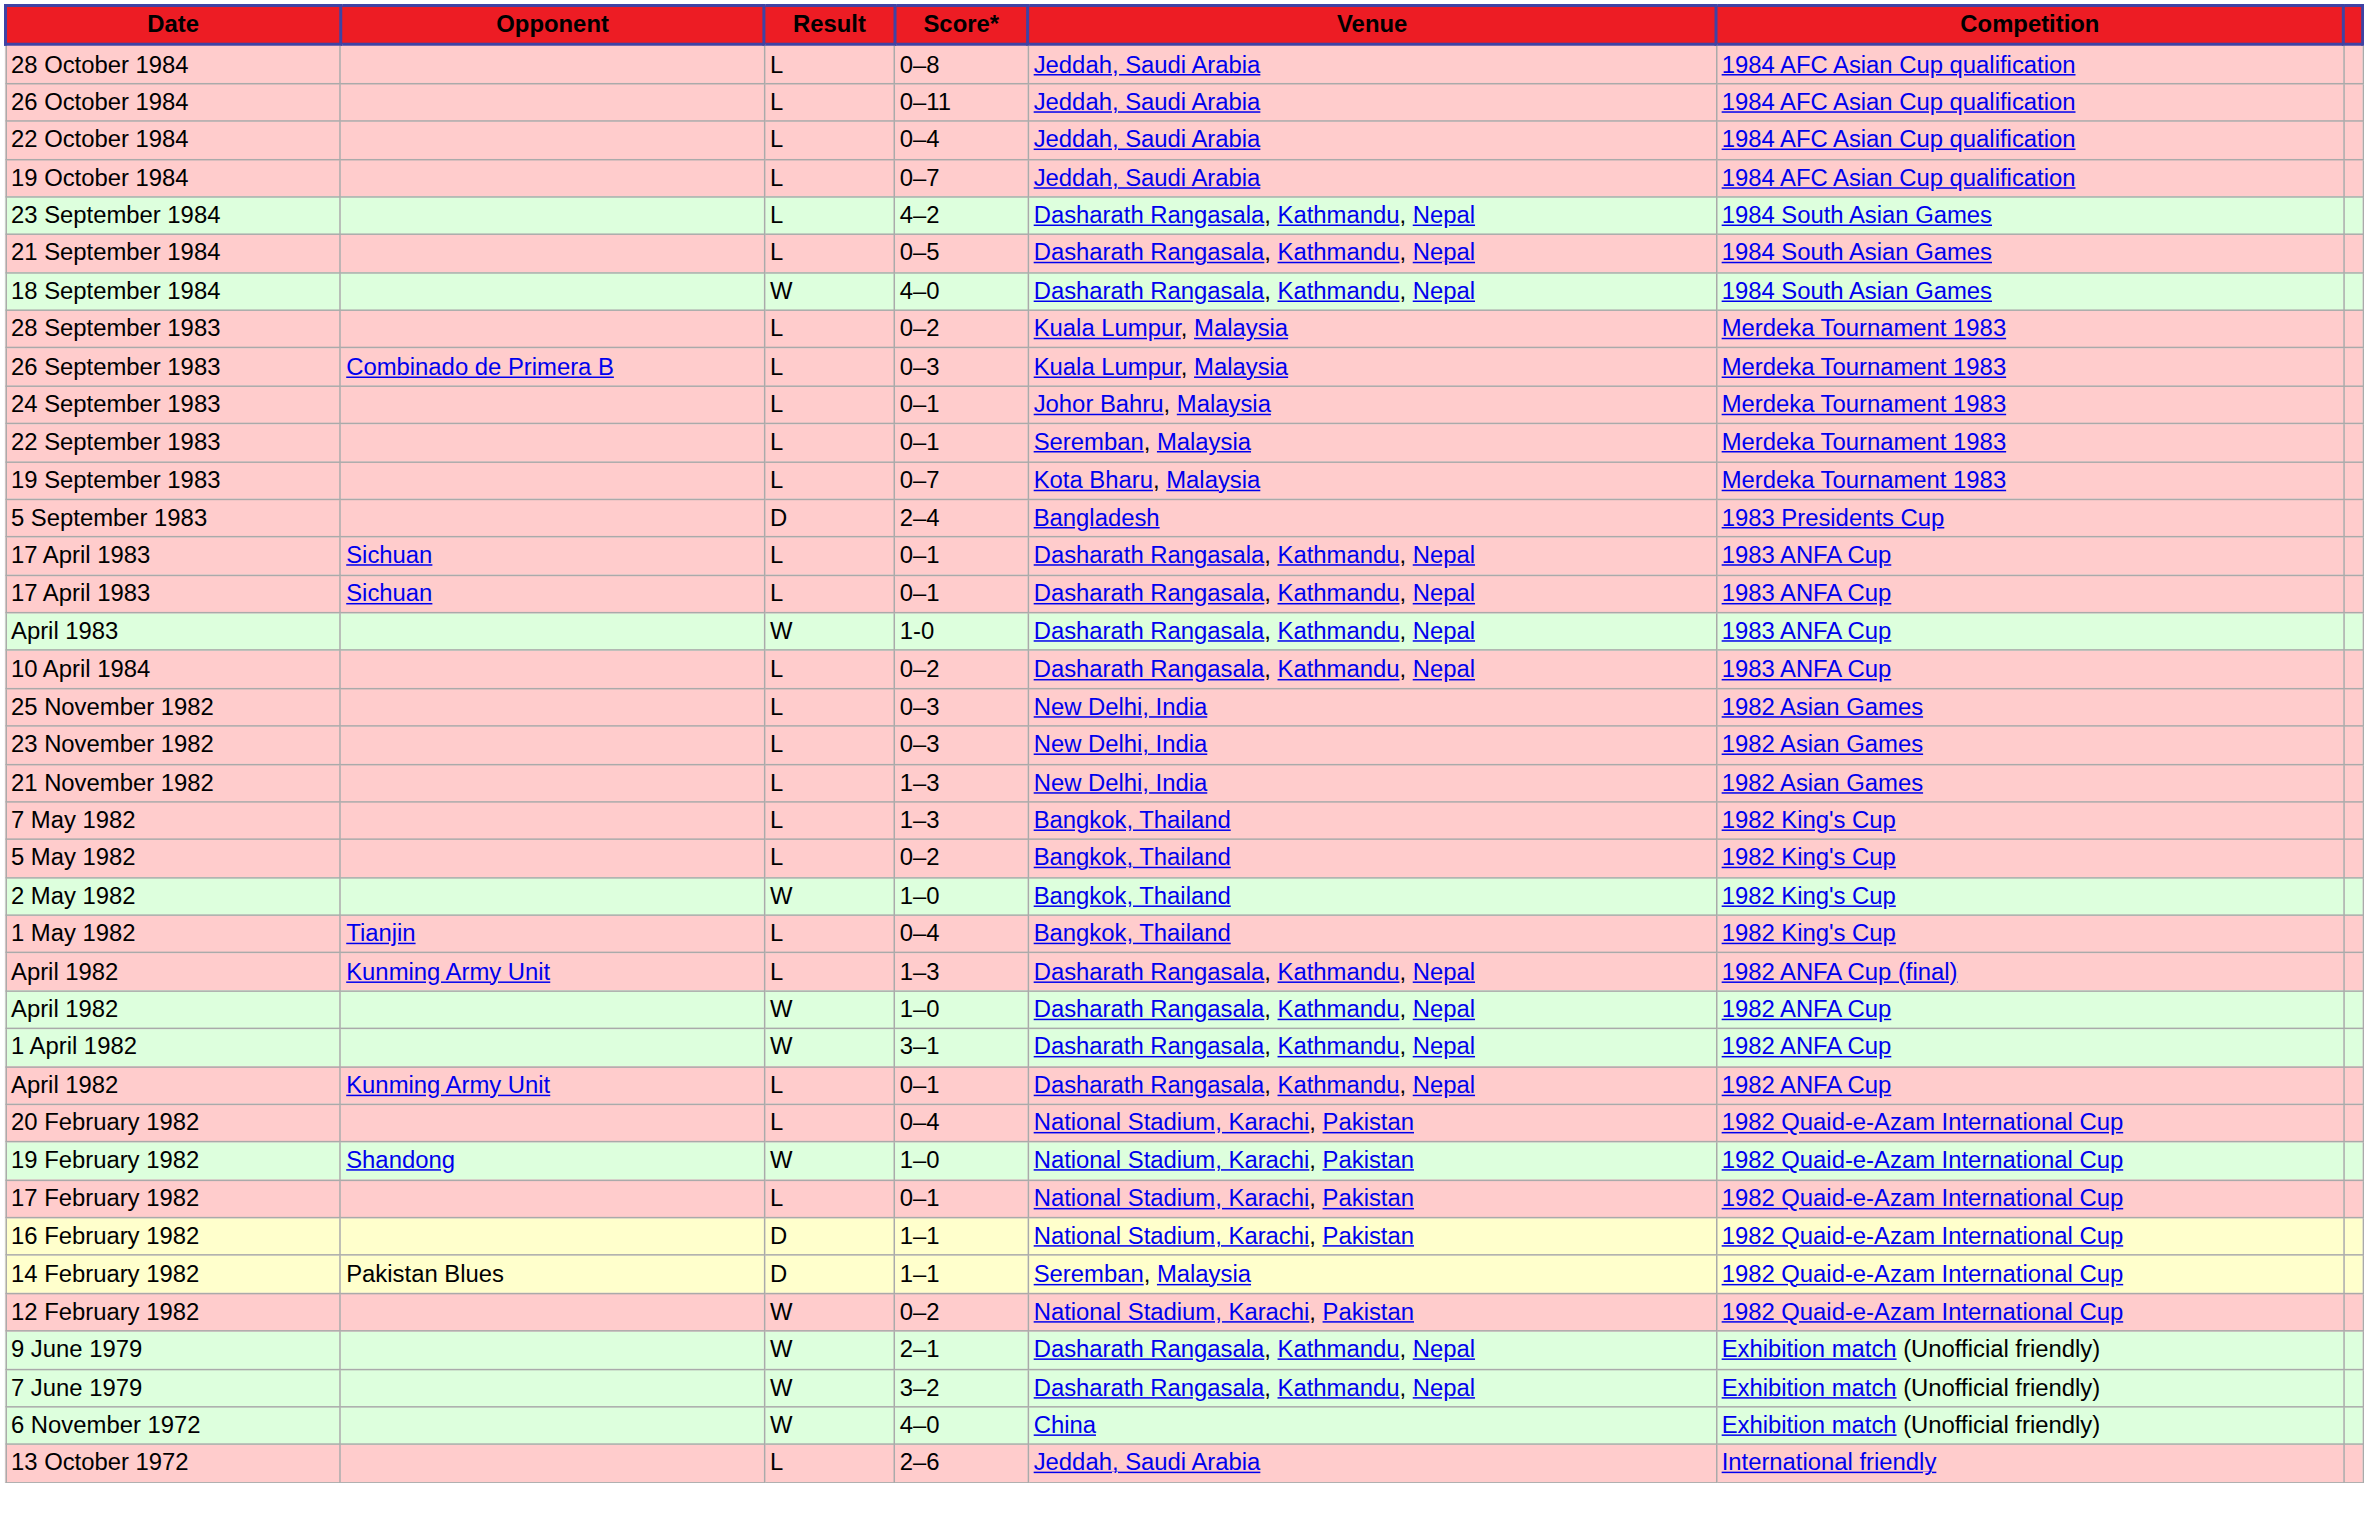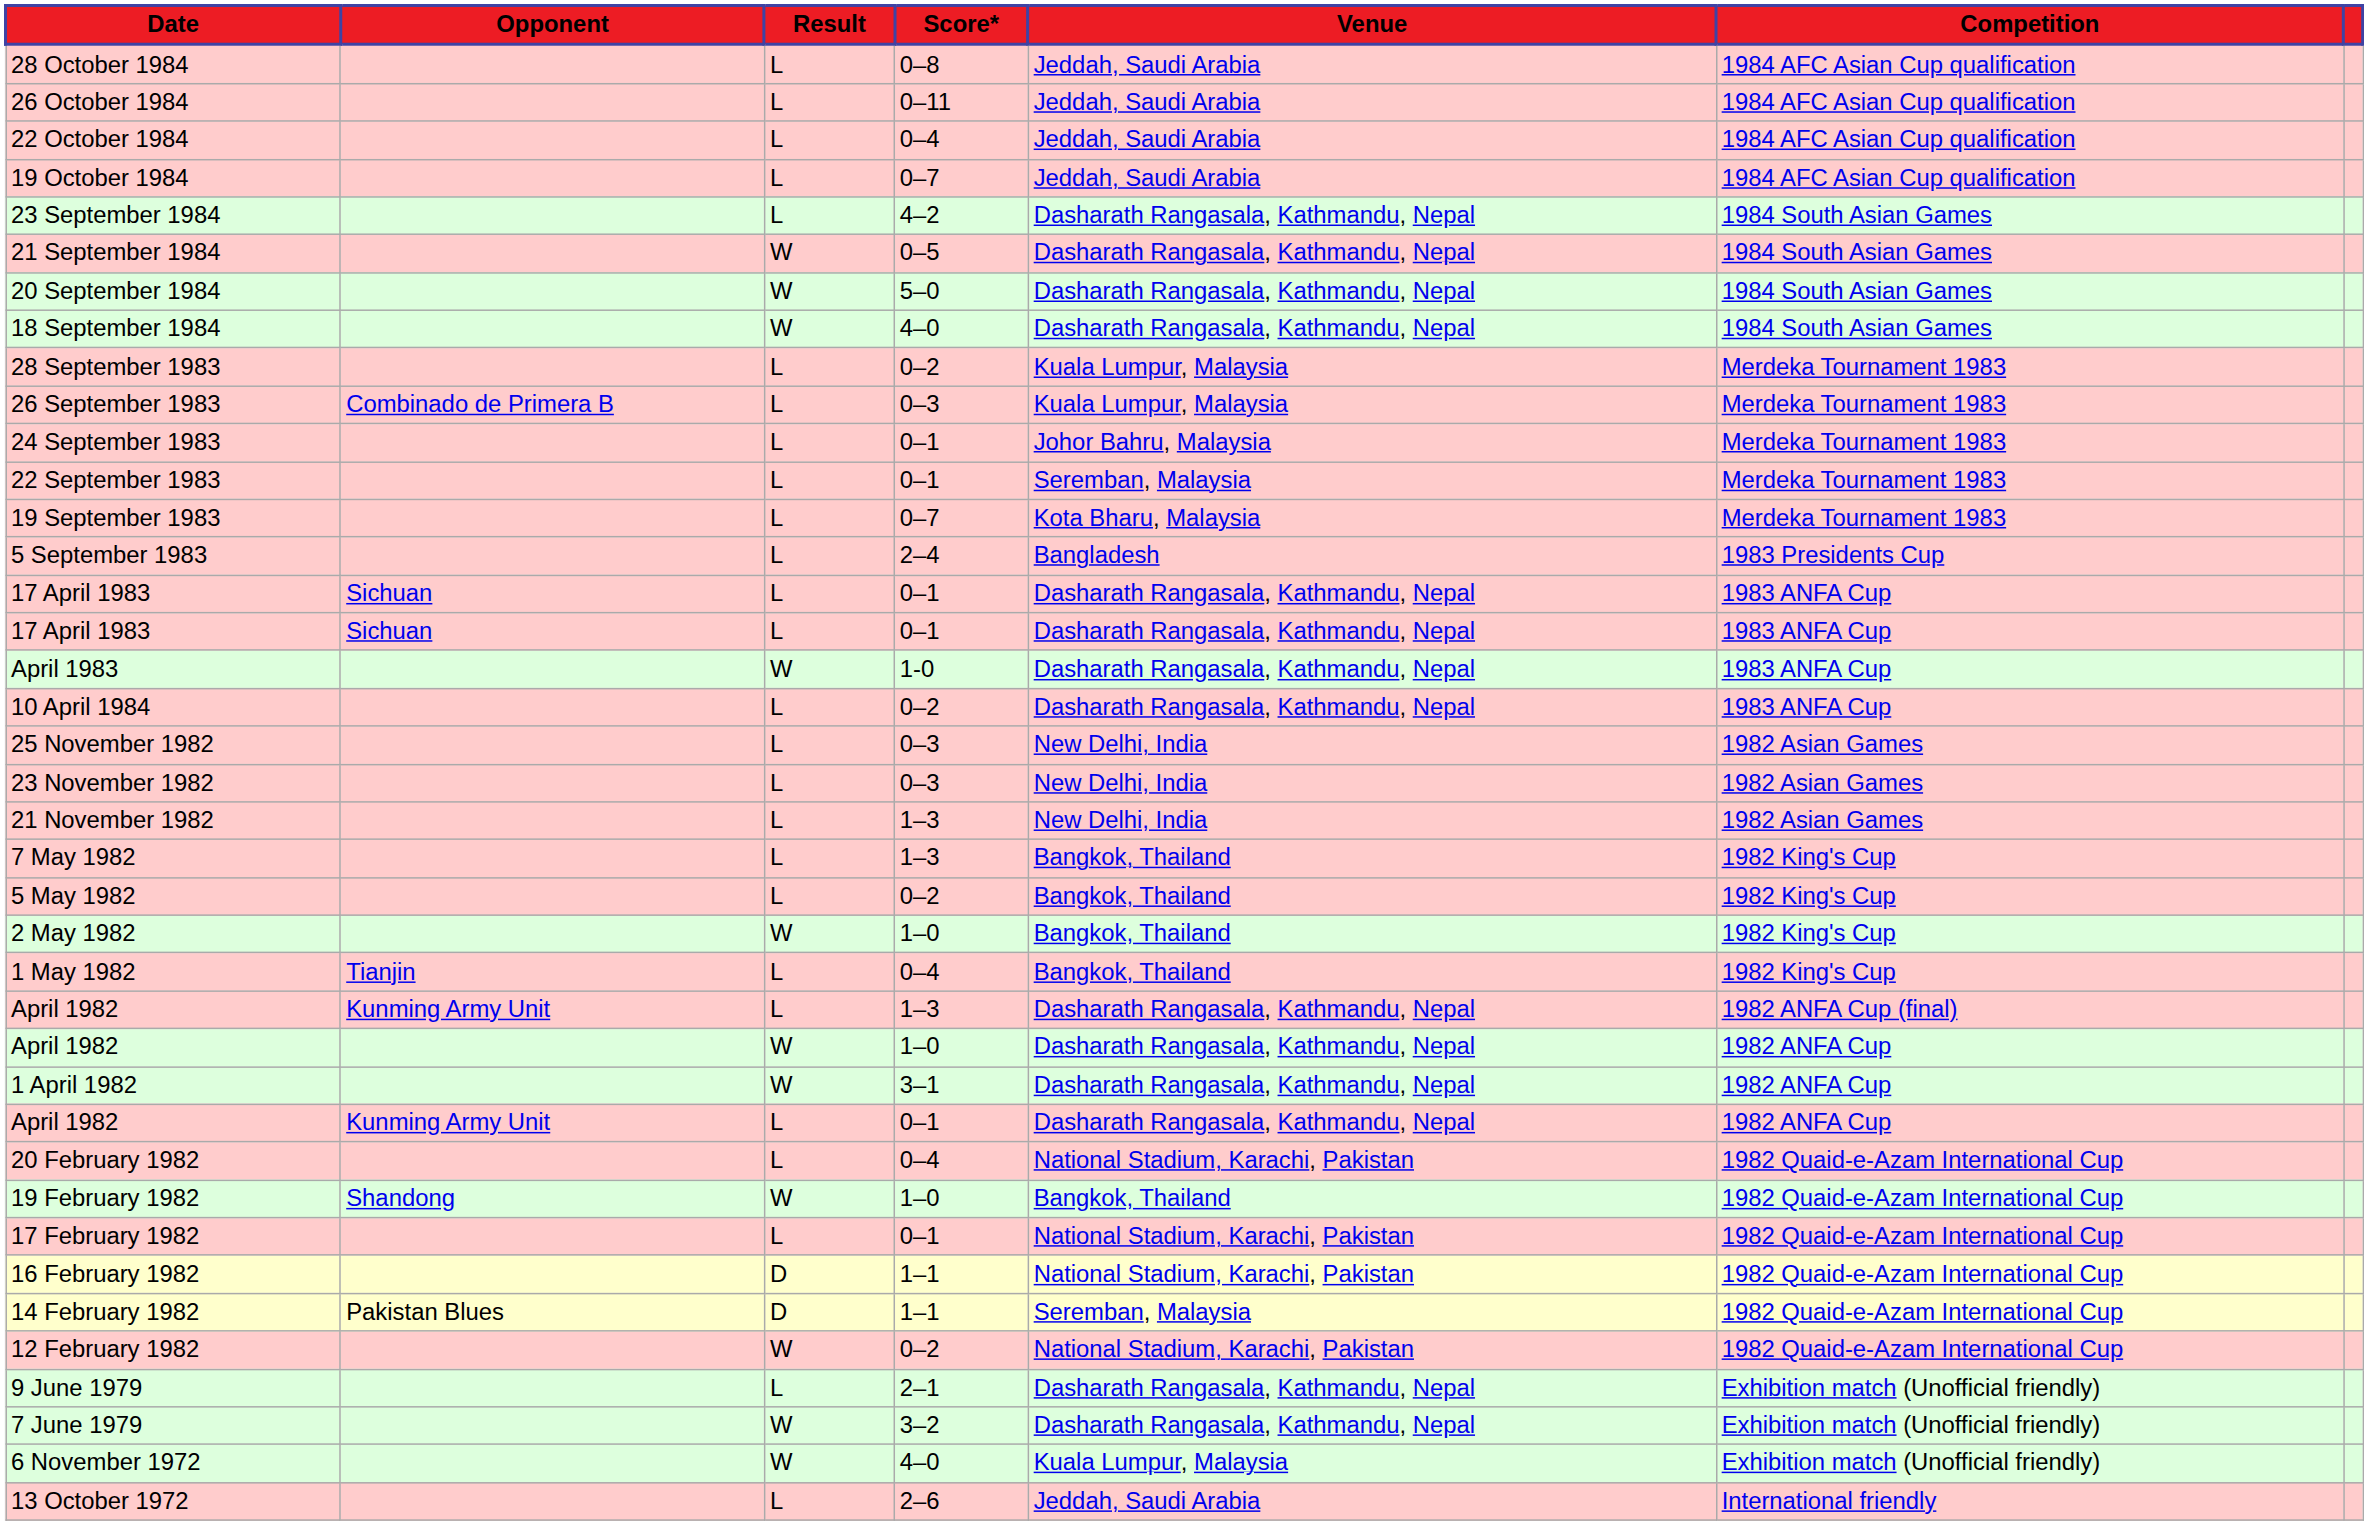(777, 253) L -> (781, 253) W
+ row: (116, 291)
(779, 517) D -> (777, 555) L
(1224, 1160) National Stadium, Karachi, Pakistan -> (1132, 1198) Bangkok, Thailand
(781, 1349) W -> (777, 1387) L
(1065, 1425) China -> (1161, 1463) Kuala Lumpur, Malaysia
